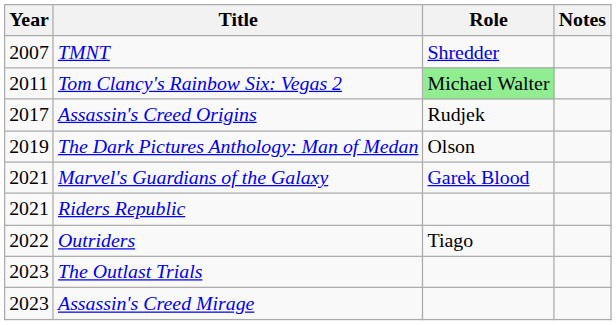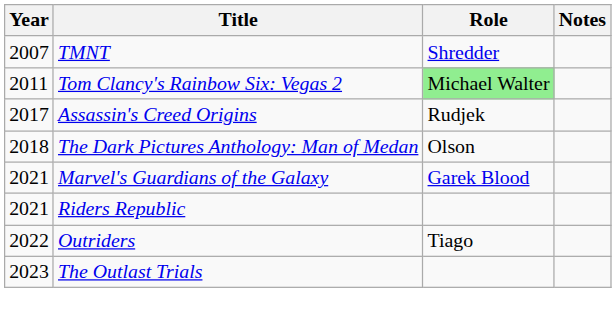(29, 146) 2019 -> (29, 146) 2018
- row: (156, 303)
